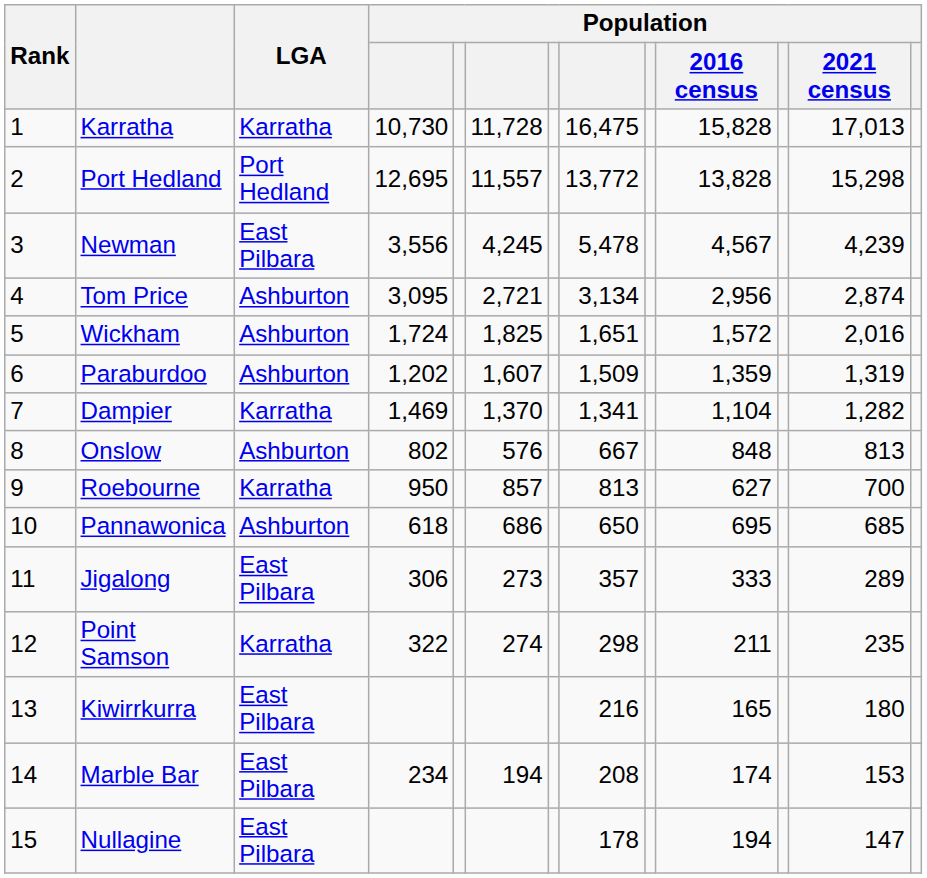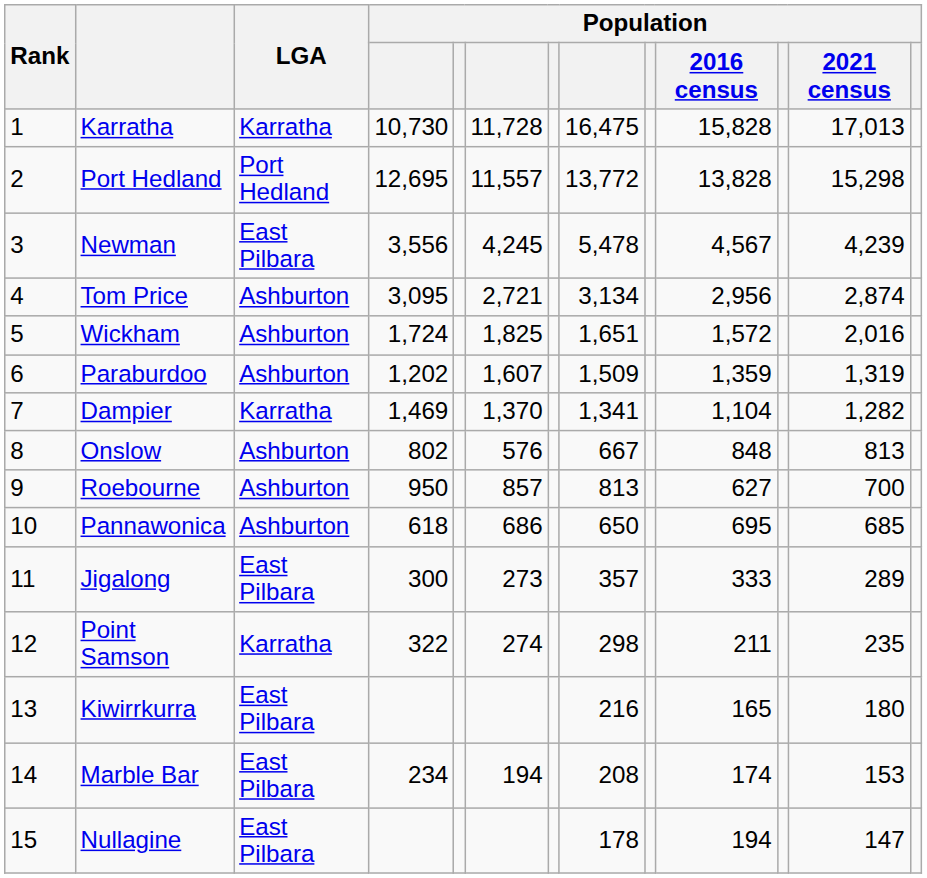(285, 488) Karratha -> (294, 488) Ashburton
(428, 578) 306 -> (428, 578) 300
